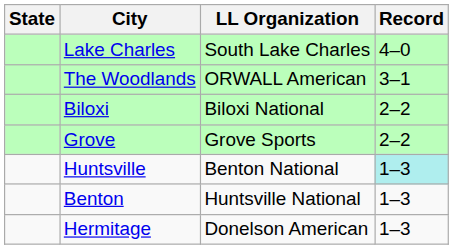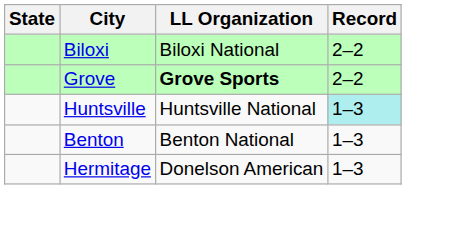- row: (119, 49)
- row: (130, 79)
(260, 139) normal -> (219, 79) bold
(272, 169) Benton National -> (238, 109) Huntsville National
(283, 199) Huntsville National -> (227, 139) Benton National
